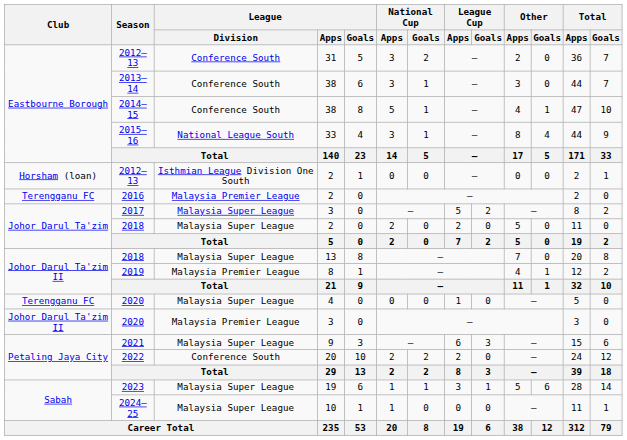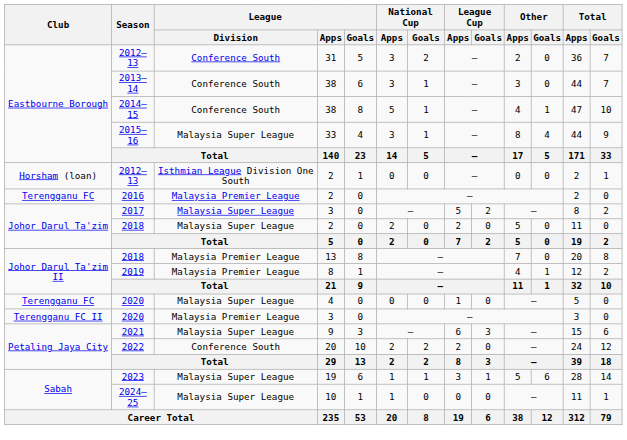(236, 135) National League South -> (236, 135) Malaysia Super League
(236, 256) Malaysia Super League -> (236, 256) Malaysia Premier League
(58, 322) Johor Darul Ta'zim II -> (58, 316) Terengganu FC II
